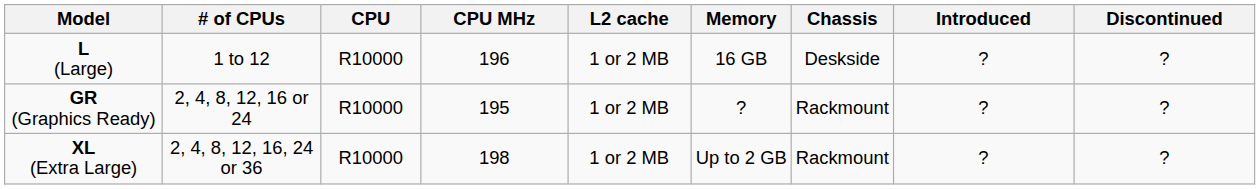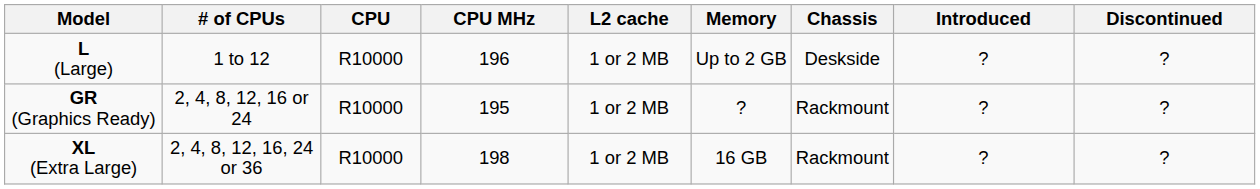(741, 58) 16 GB -> (741, 58) Up to 2 GB
(741, 158) Up to 2 GB -> (741, 158) 16 GB
